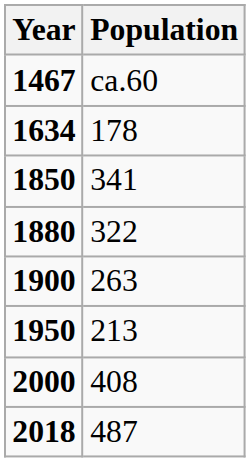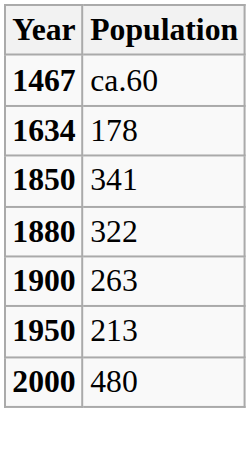(114, 381) 408 -> (114, 381) 480
- row: (44, 431)
